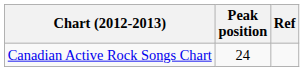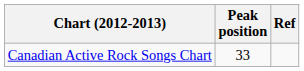(243, 54) 24 -> (243, 54) 33
